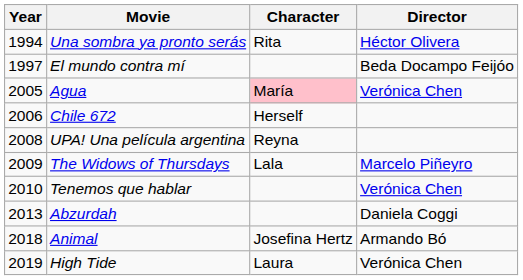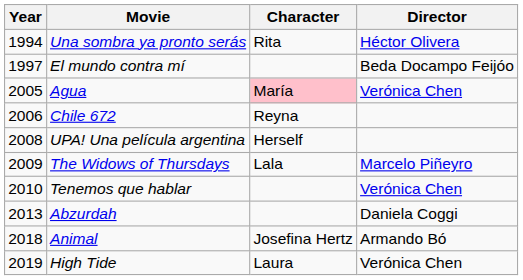(278, 115) Herself -> (276, 115) Reyna
(276, 140) Reyna -> (278, 140) Herself
